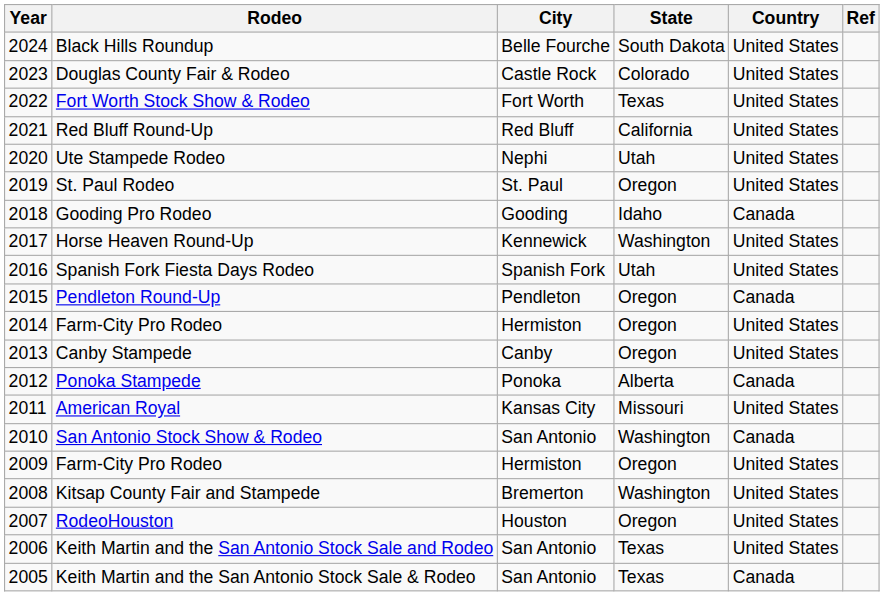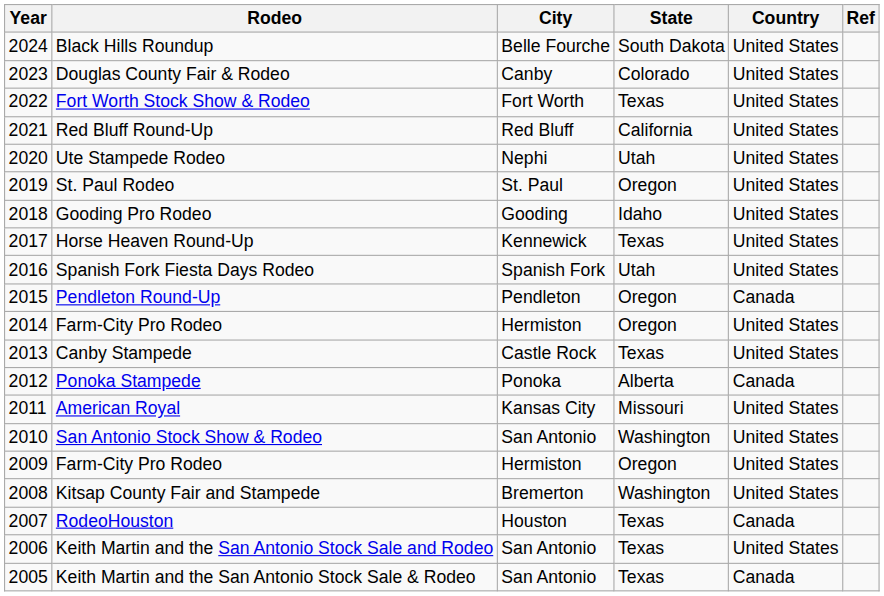(549, 74) Castle Rock -> (527, 74) Canby
(764, 213) Canada -> (786, 213) United States
(664, 241) Washington -> (641, 241) Texas
(527, 353) Canby -> (549, 353) Castle Rock
(647, 353) Oregon -> (641, 353) Texas
(764, 437) Canada -> (786, 437) United States
(647, 520) Oregon -> (641, 520) Texas
(786, 520) United States -> (764, 520) Canada
